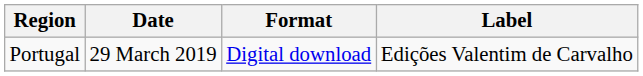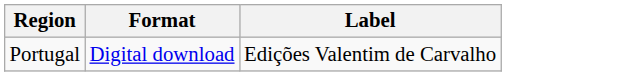- column: (153, 20)
